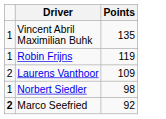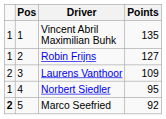+ column: (27, 13)
(127, 57) 119 -> (150, 57) 127
(129, 90) 98 -> (153, 90) 95
